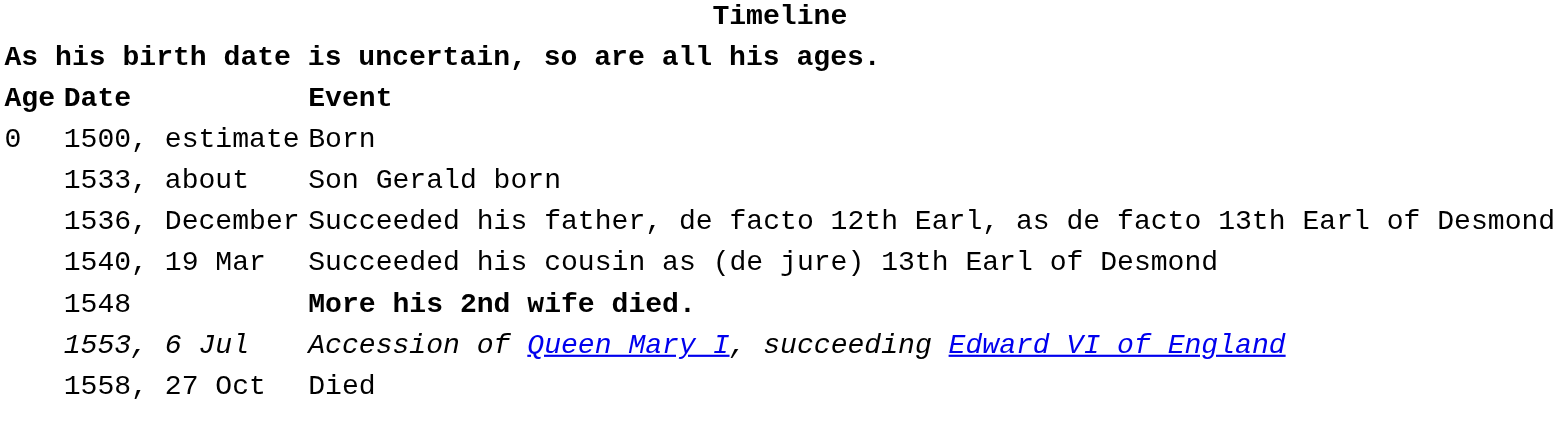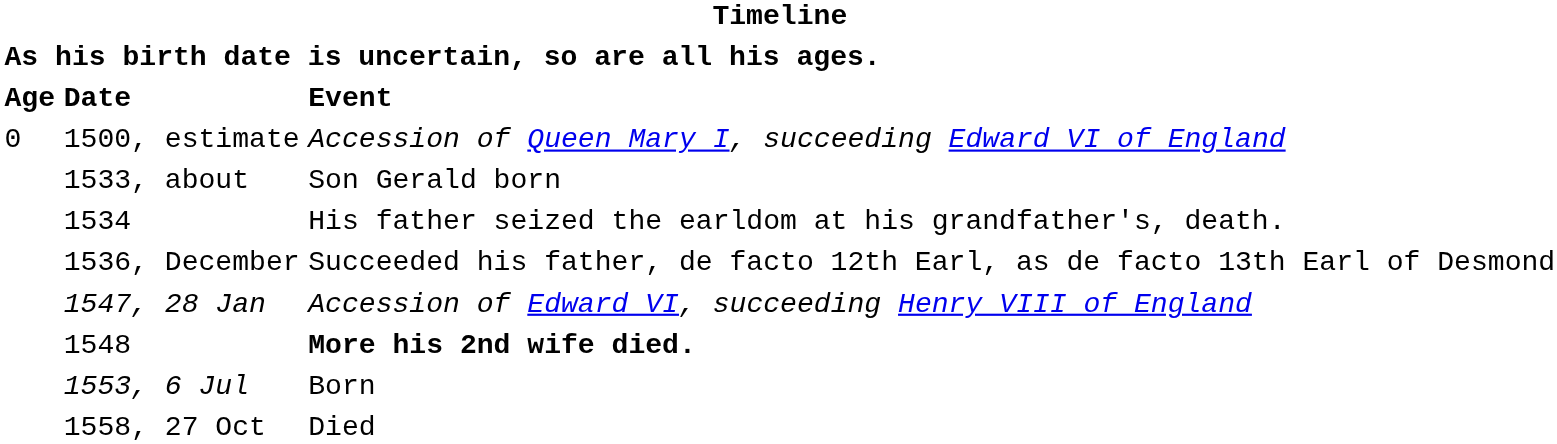(342, 140) Born -> (797, 140) Accession of Queen Mary I, succeeding Edward VI of England
+ row: (97, 222)
- row: (165, 263)
+ row: (165, 304)
(797, 345) Accession of Queen Mary I, succeeding Edward VI of England -> (342, 386) Born
